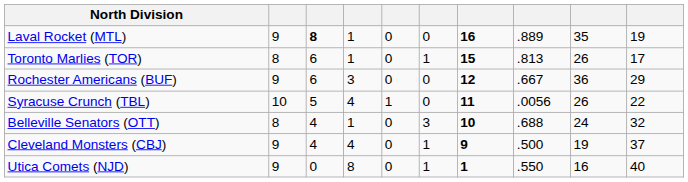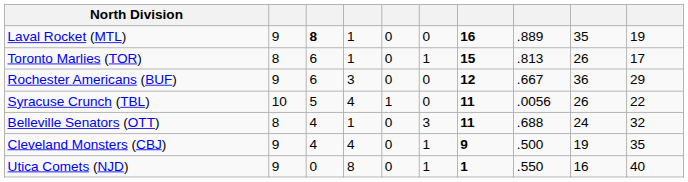(468, 123) 10 -> (467, 123) 11
(638, 144) 37 -> (638, 144) 35
